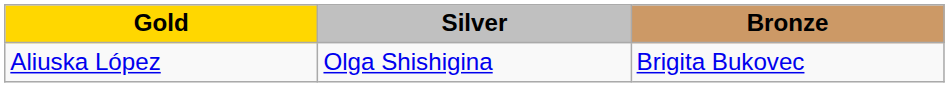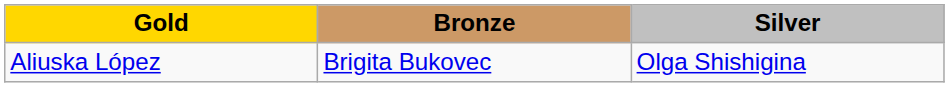columns swapped: (474, 23) <-> (788, 23)
